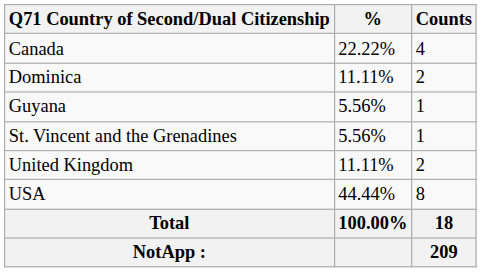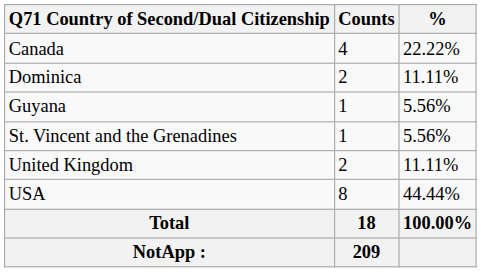columns swapped: (444, 19) <-> (373, 19)
